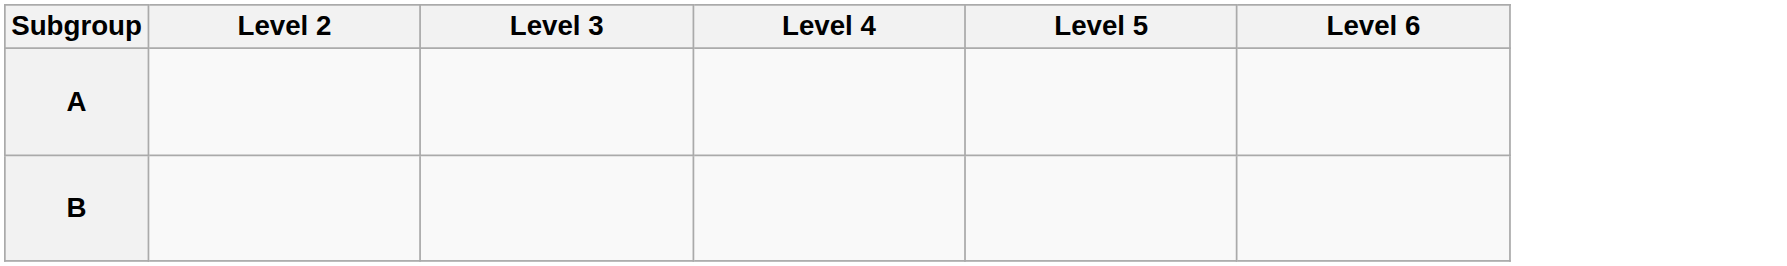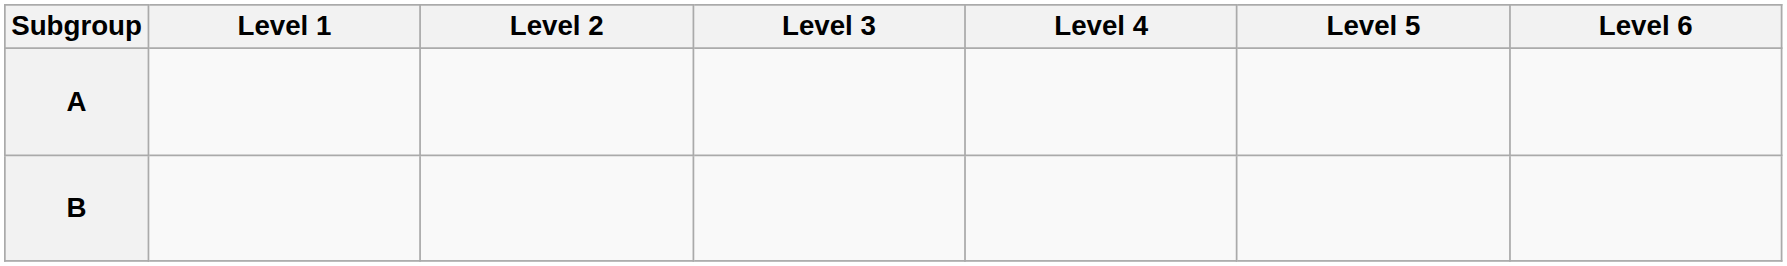+ column: (284, 26)
